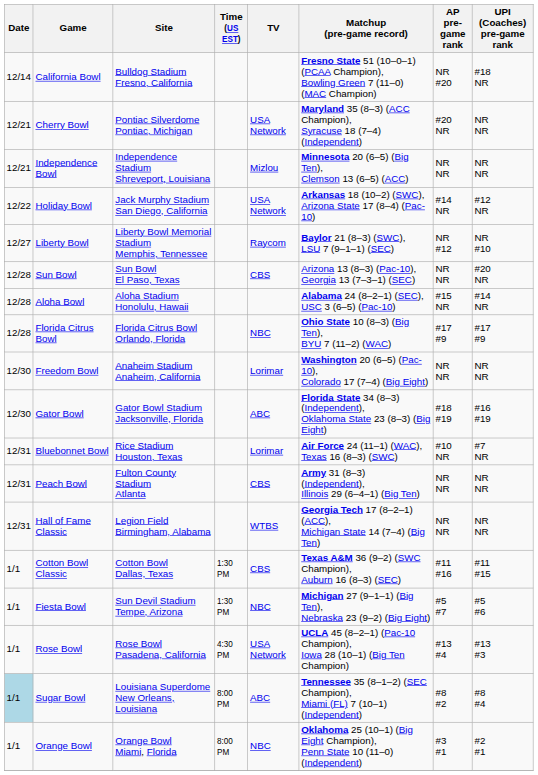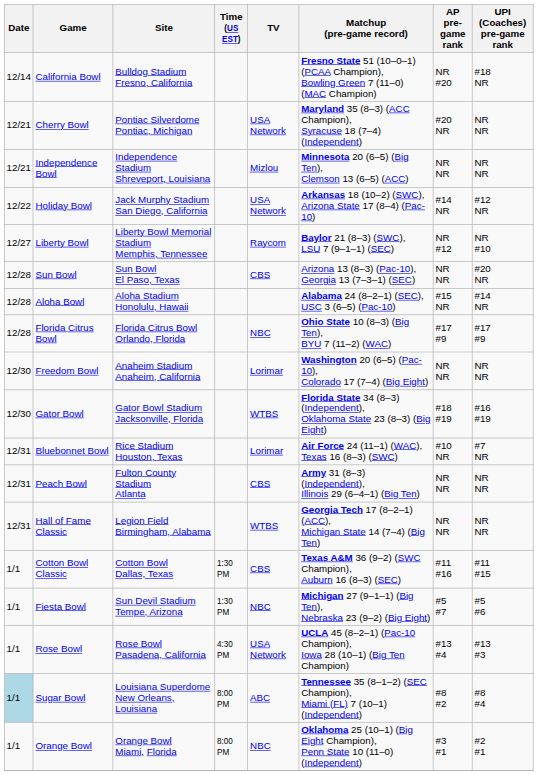(260, 414) ABC -> (264, 414) WTBS
